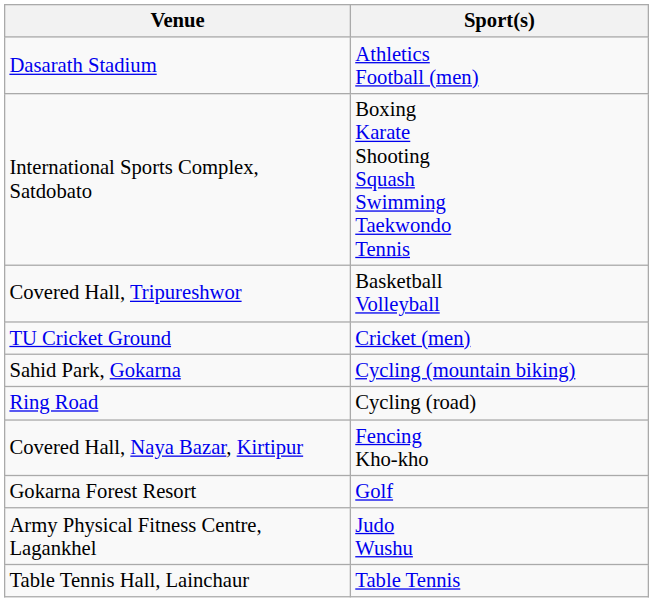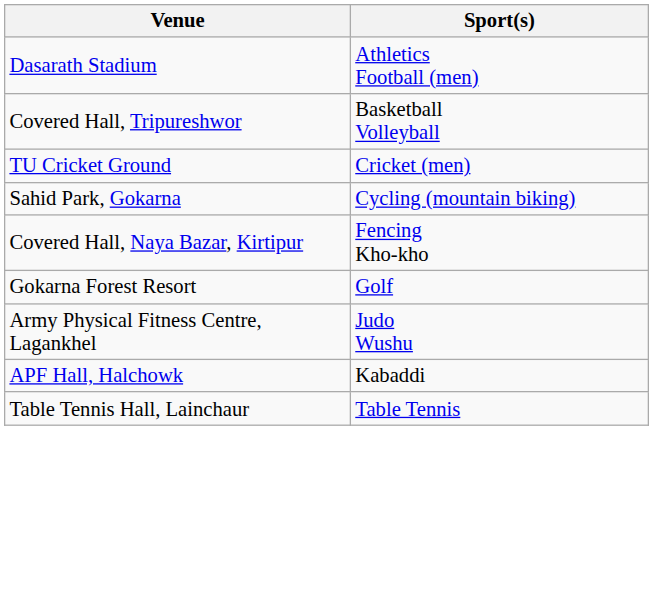- row: (134, 179)
- row: (54, 403)
+ row: (96, 375)
